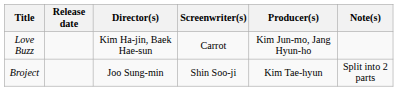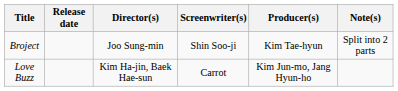rows swapped: (24, 72) <-> (24, 45)
